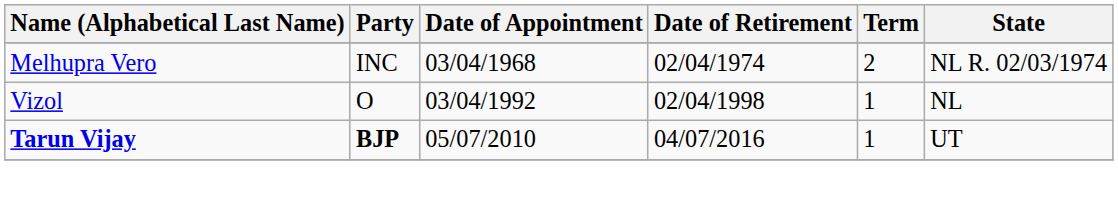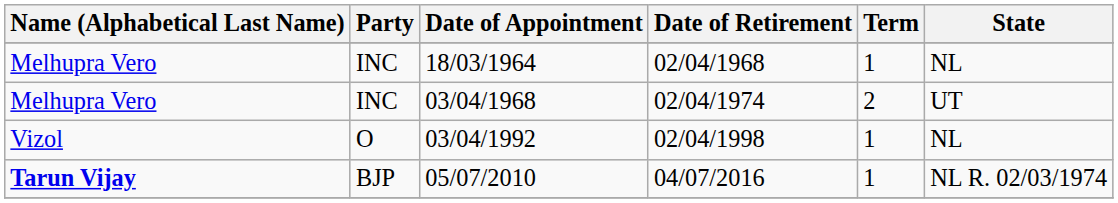+ row: (481, 62)
(1019, 62) NL R. 02/03/1974 -> (946, 100) UT
(378, 139) bold -> (376, 178) normal
(946, 139) UT -> (1019, 178) NL R. 02/03/1974
